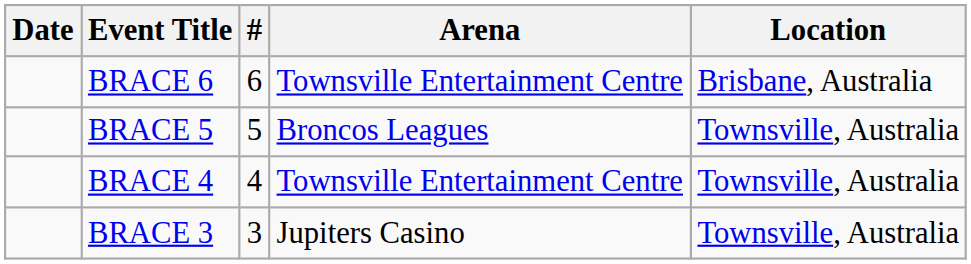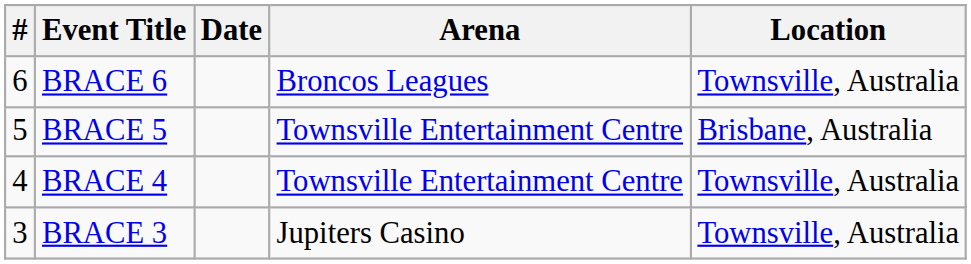columns swapped: (254, 30) <-> (43, 30)
(480, 80) Townsville Entertainment Centre -> (383, 80) Broncos Leagues
(815, 80) Brisbane, Australia -> (828, 80) Townsville, Australia
(383, 131) Broncos Leagues -> (480, 131) Townsville Entertainment Centre
(828, 131) Townsville, Australia -> (815, 131) Brisbane, Australia
